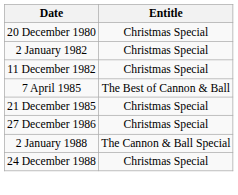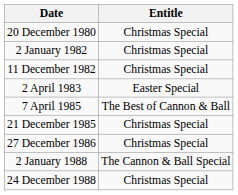+ row: (51, 87)
